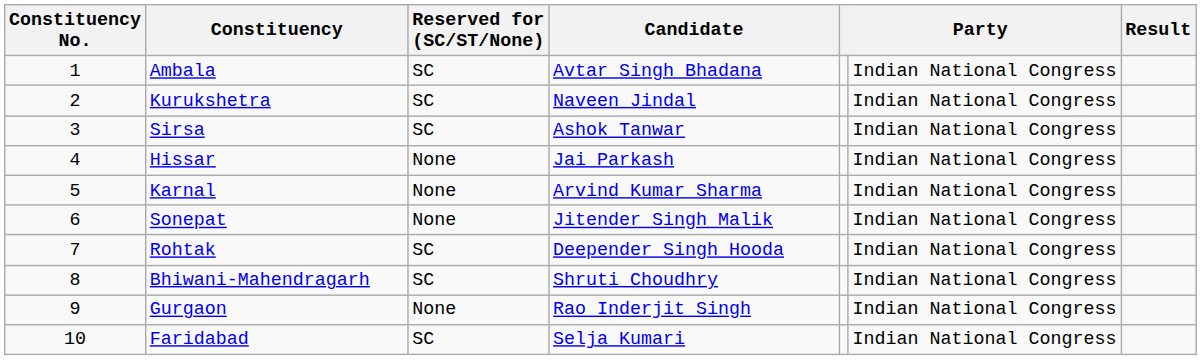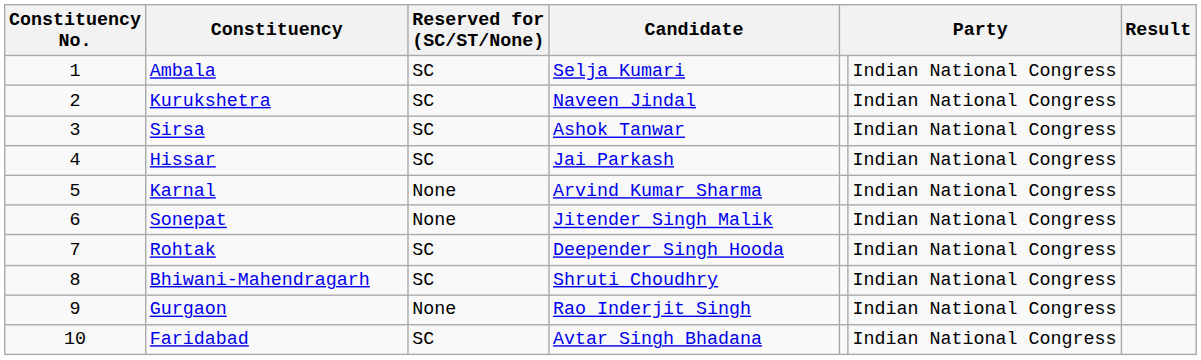(658, 71) Avtar Singh Bhadana -> (619, 71) Selja Kumari
(434, 160) None -> (423, 160) SC
(619, 340) Selja Kumari -> (658, 340) Avtar Singh Bhadana
